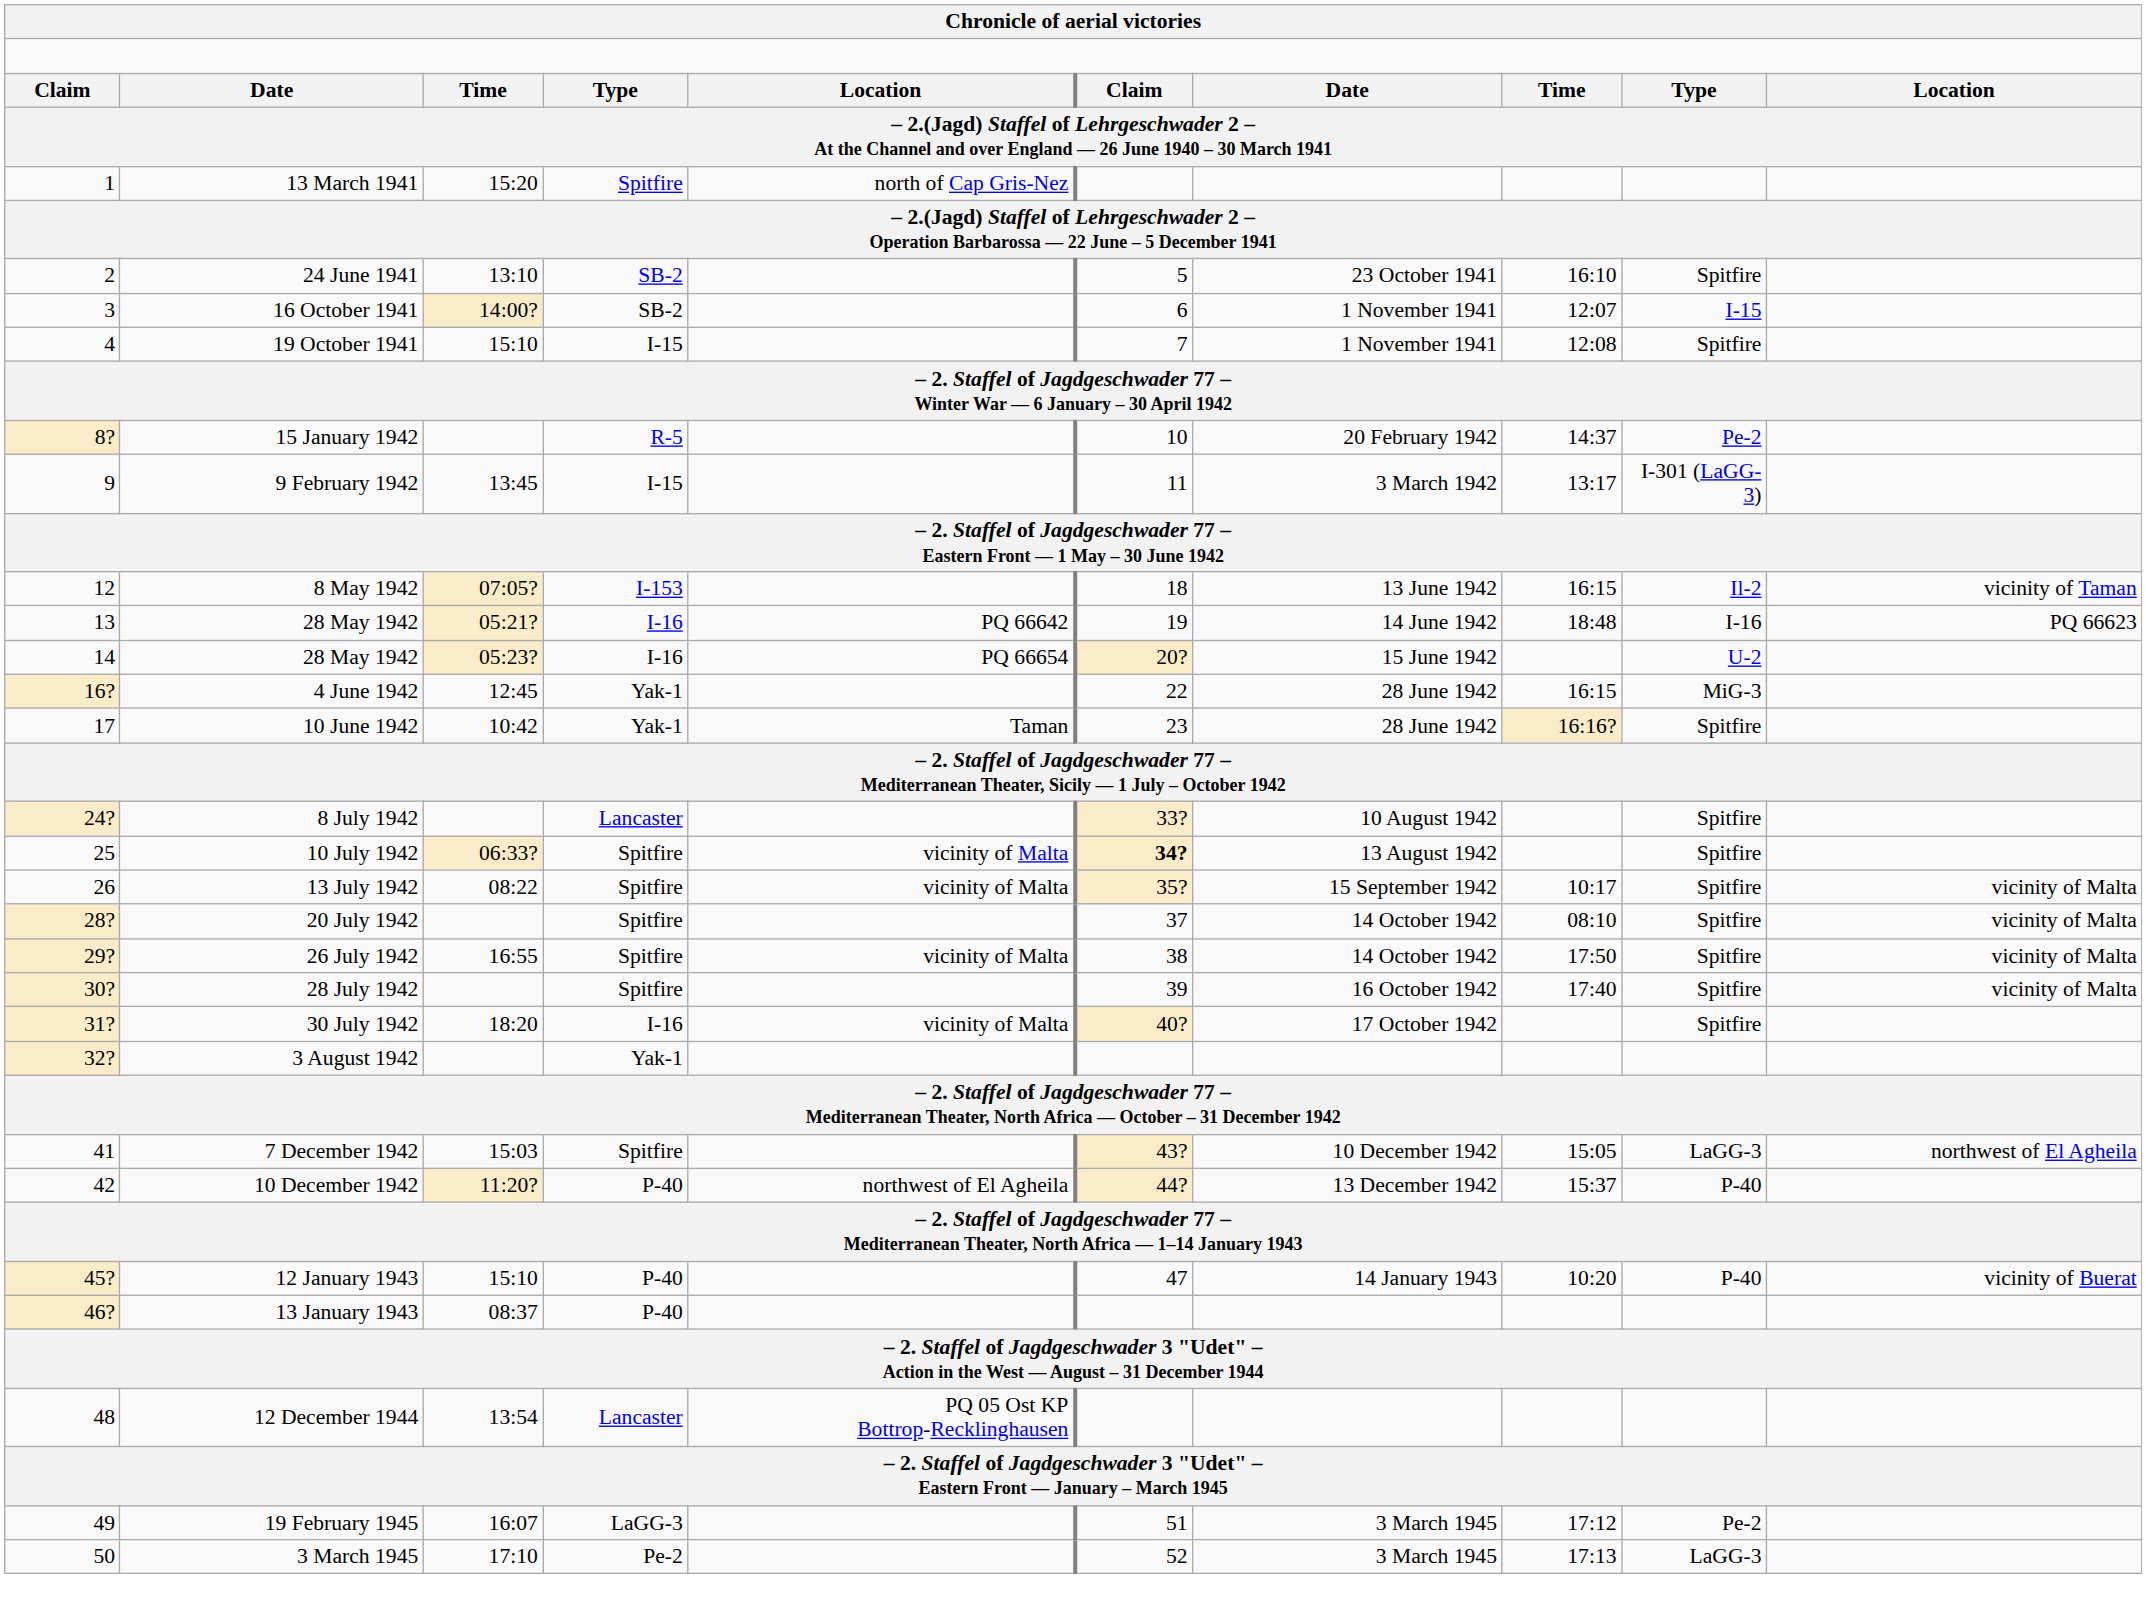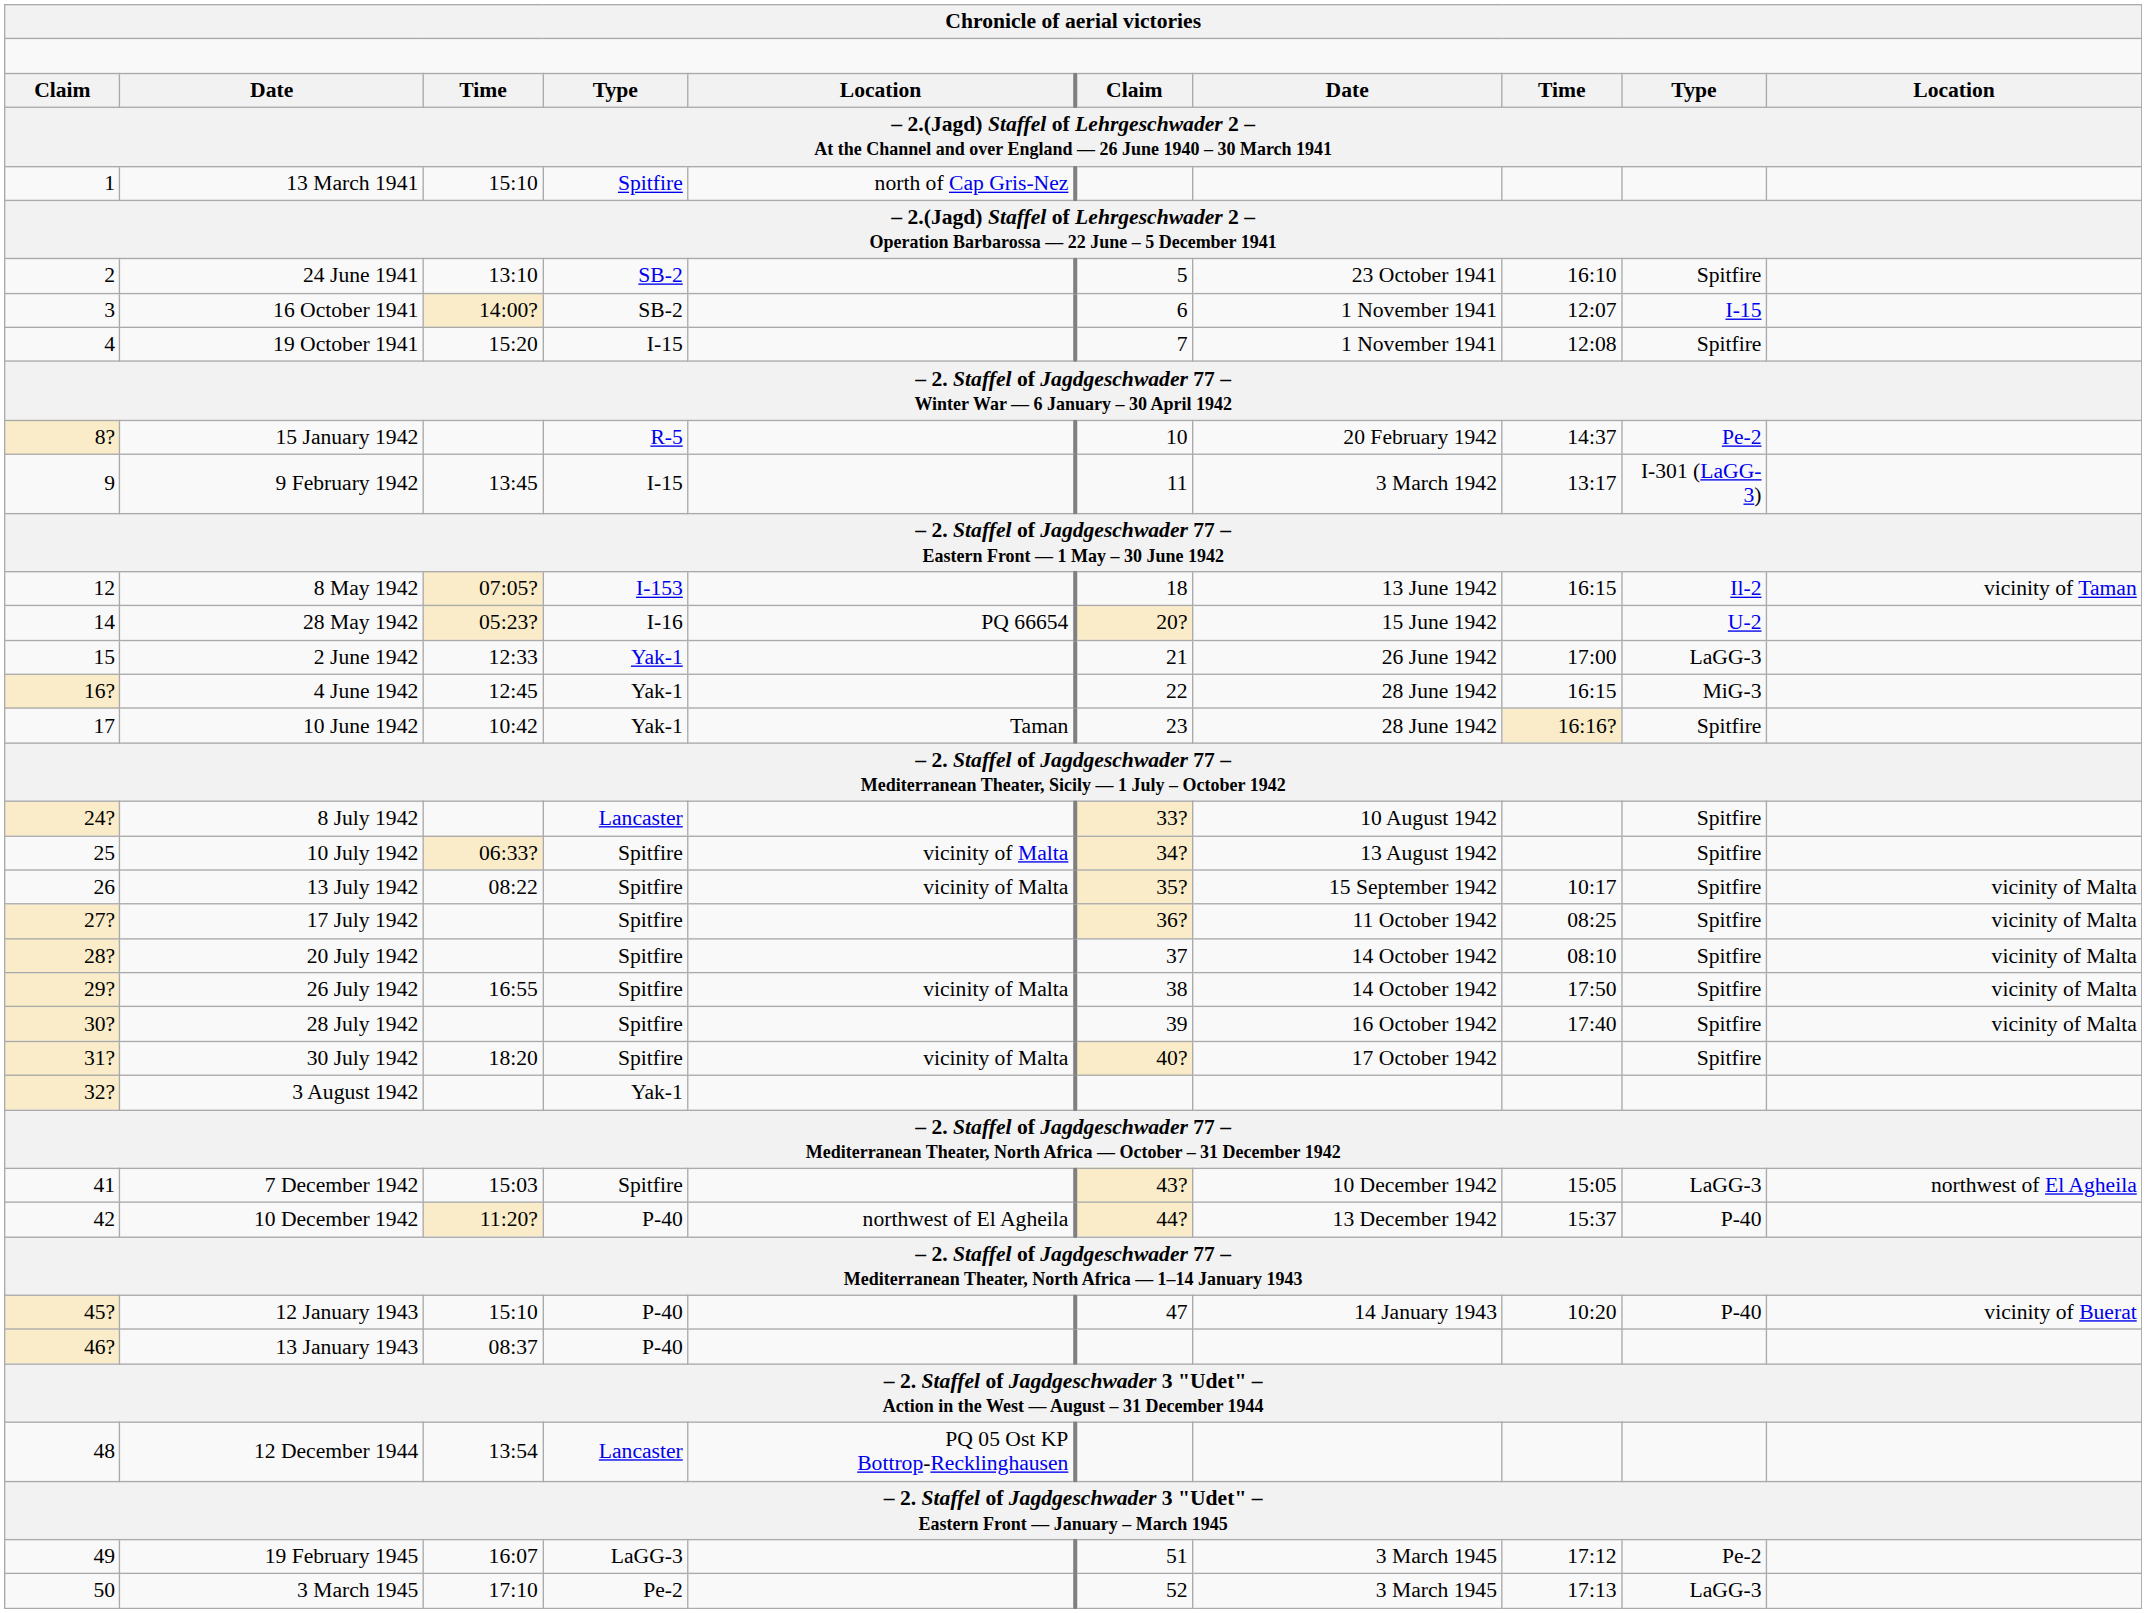(513, 182) 15:20 -> (513, 182) 15:10
(513, 344) 15:10 -> (513, 344) 15:20
- row: (104, 622)
+ row: (104, 656)
(1171, 852) bold -> (1172, 852) normal
+ row: (100, 921)
(665, 1023) I-16 -> (650, 1058) Spitfire
